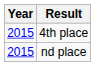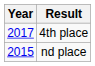(20, 33) 2015 -> (20, 33) 2017
